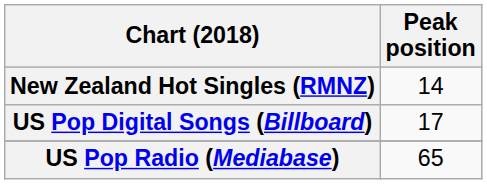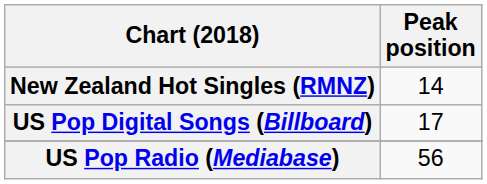(431, 159) 65 -> (431, 159) 56
